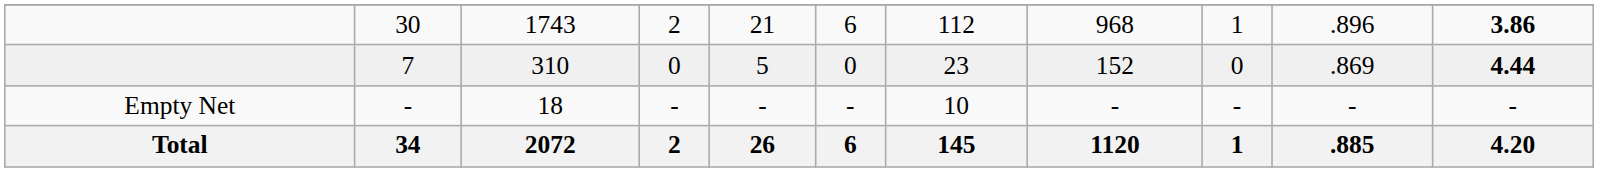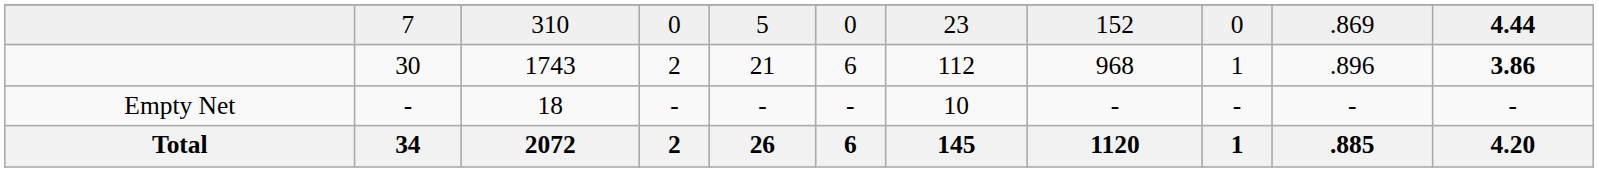rows swapped: (408, 24) <-> (408, 65)
